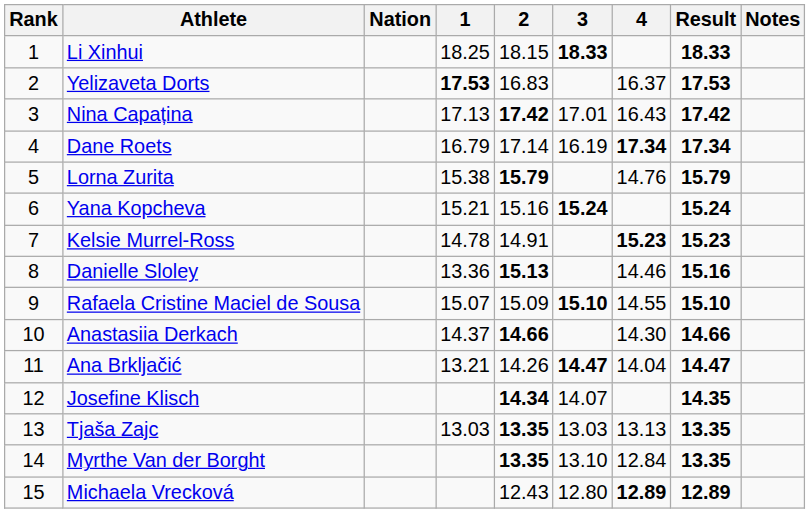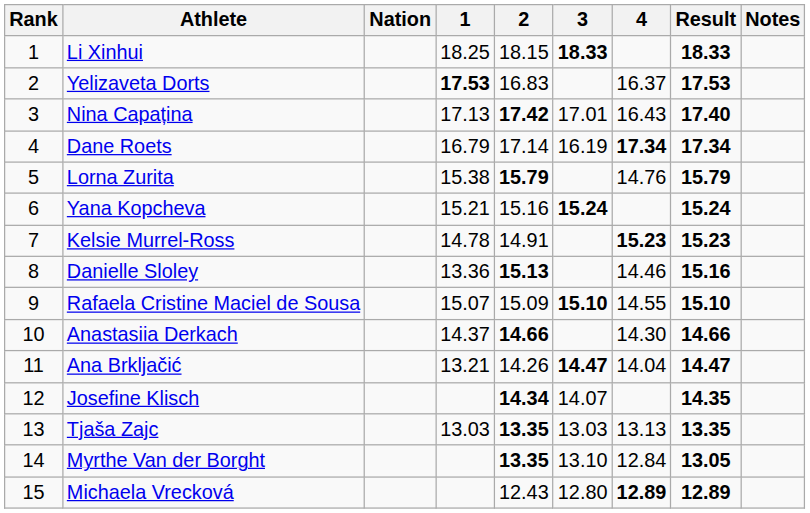(706, 114) 17.42 -> (706, 114) 17.40
(706, 460) 13.35 -> (706, 460) 13.05
